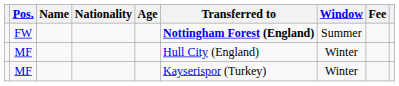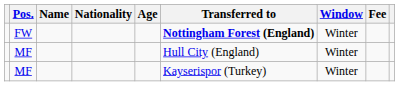(341, 33) Summer -> (341, 33) Winter
